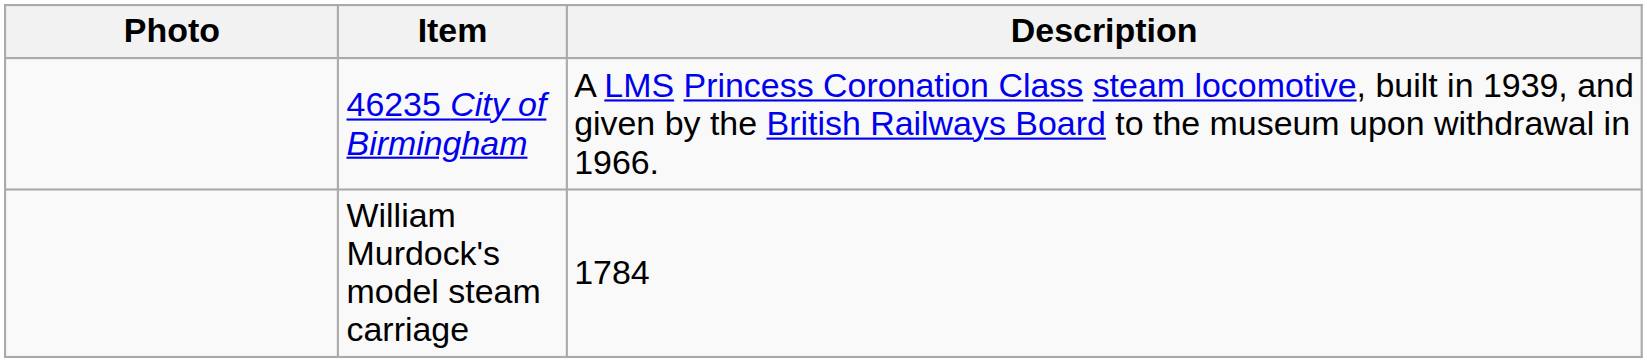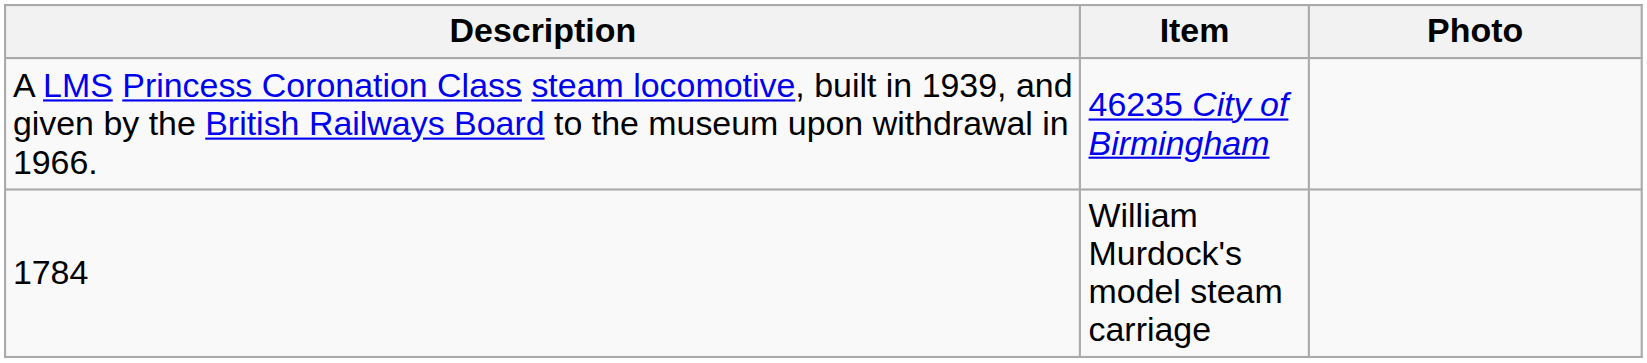columns swapped: (172, 31) <-> (1104, 31)
